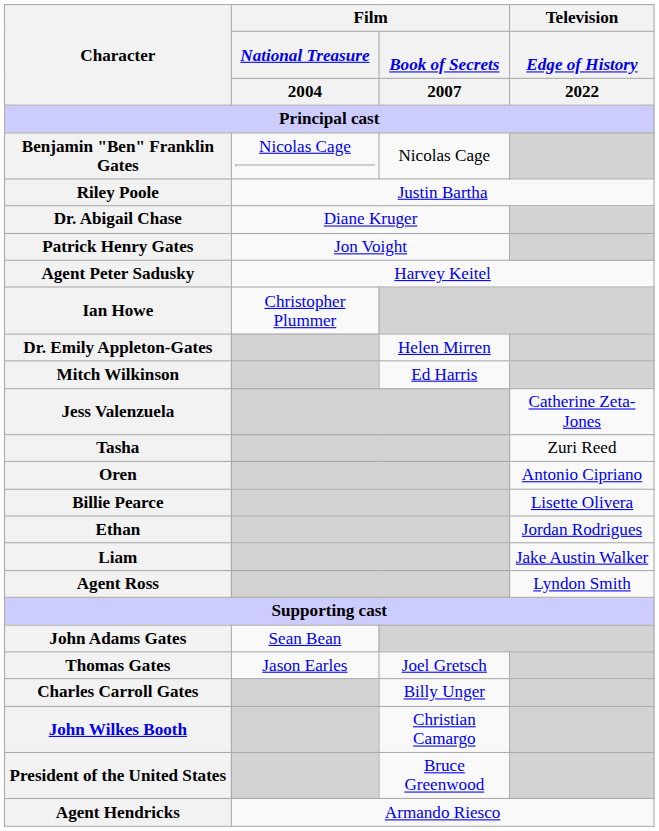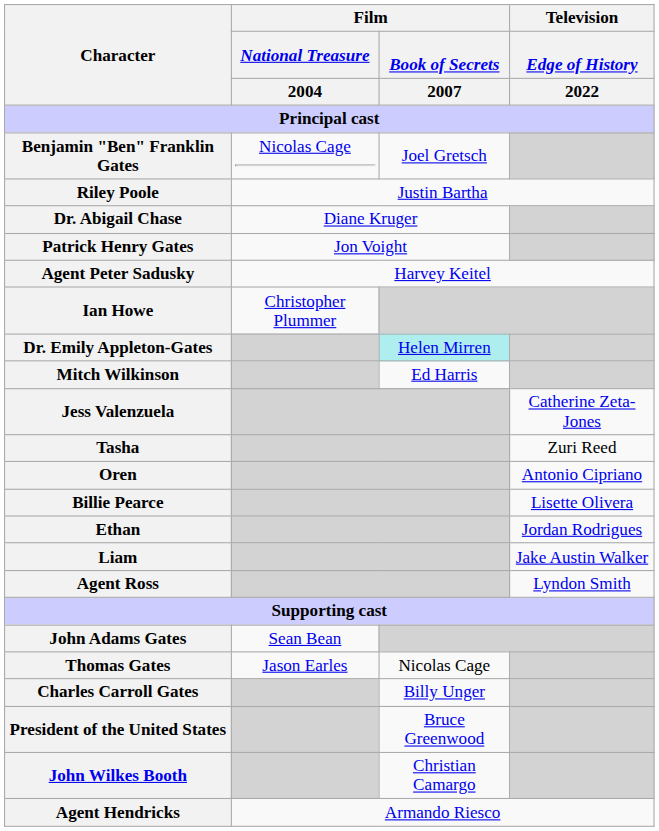(444, 155) Nicolas Cage -> (444, 155) Joel Gretsch
(444, 347) no background -> (444, 347) paleturquoise background
(444, 665) Joel Gretsch -> (444, 665) Nicolas Cage
rows swapped: (118, 729) <-> (118, 775)
